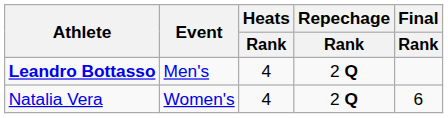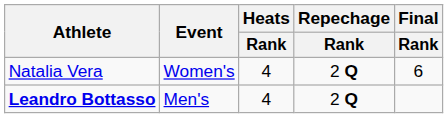rows swapped: (82, 72) <-> (56, 99)
